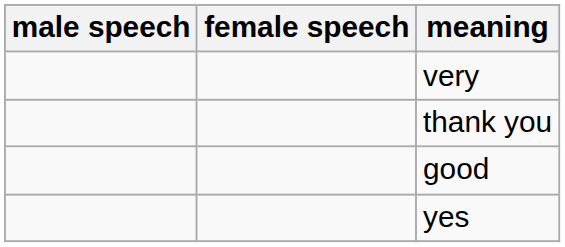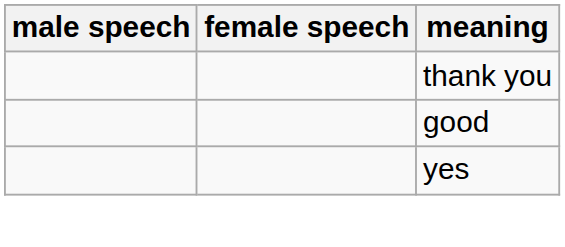- row: (451, 75)
